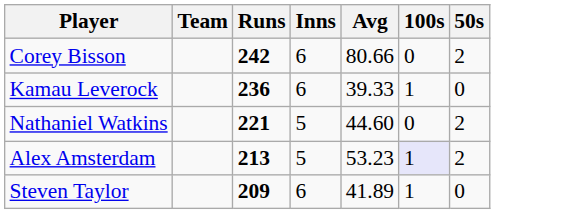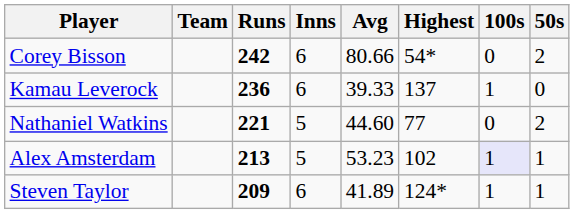+ column: (439, 21)
(460, 157) 2 -> (540, 157) 1
(460, 191) 0 -> (540, 191) 1
